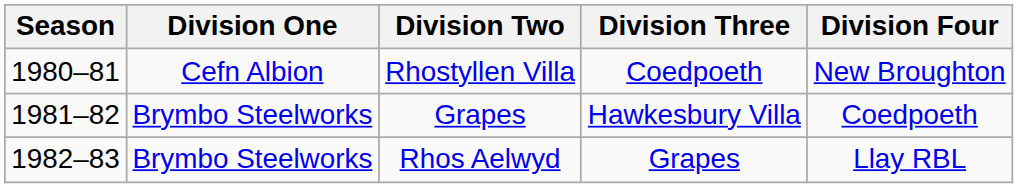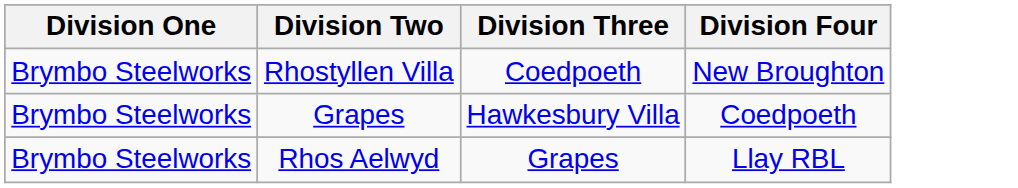- column: (65, 26)
(252, 70) Cefn Albion -> (131, 70) Brymbo Steelworks
